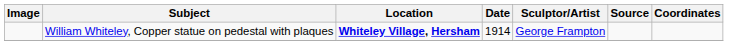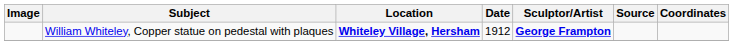(498, 31) 1914 -> (498, 31) 1912
(560, 31) normal -> (563, 31) bold
